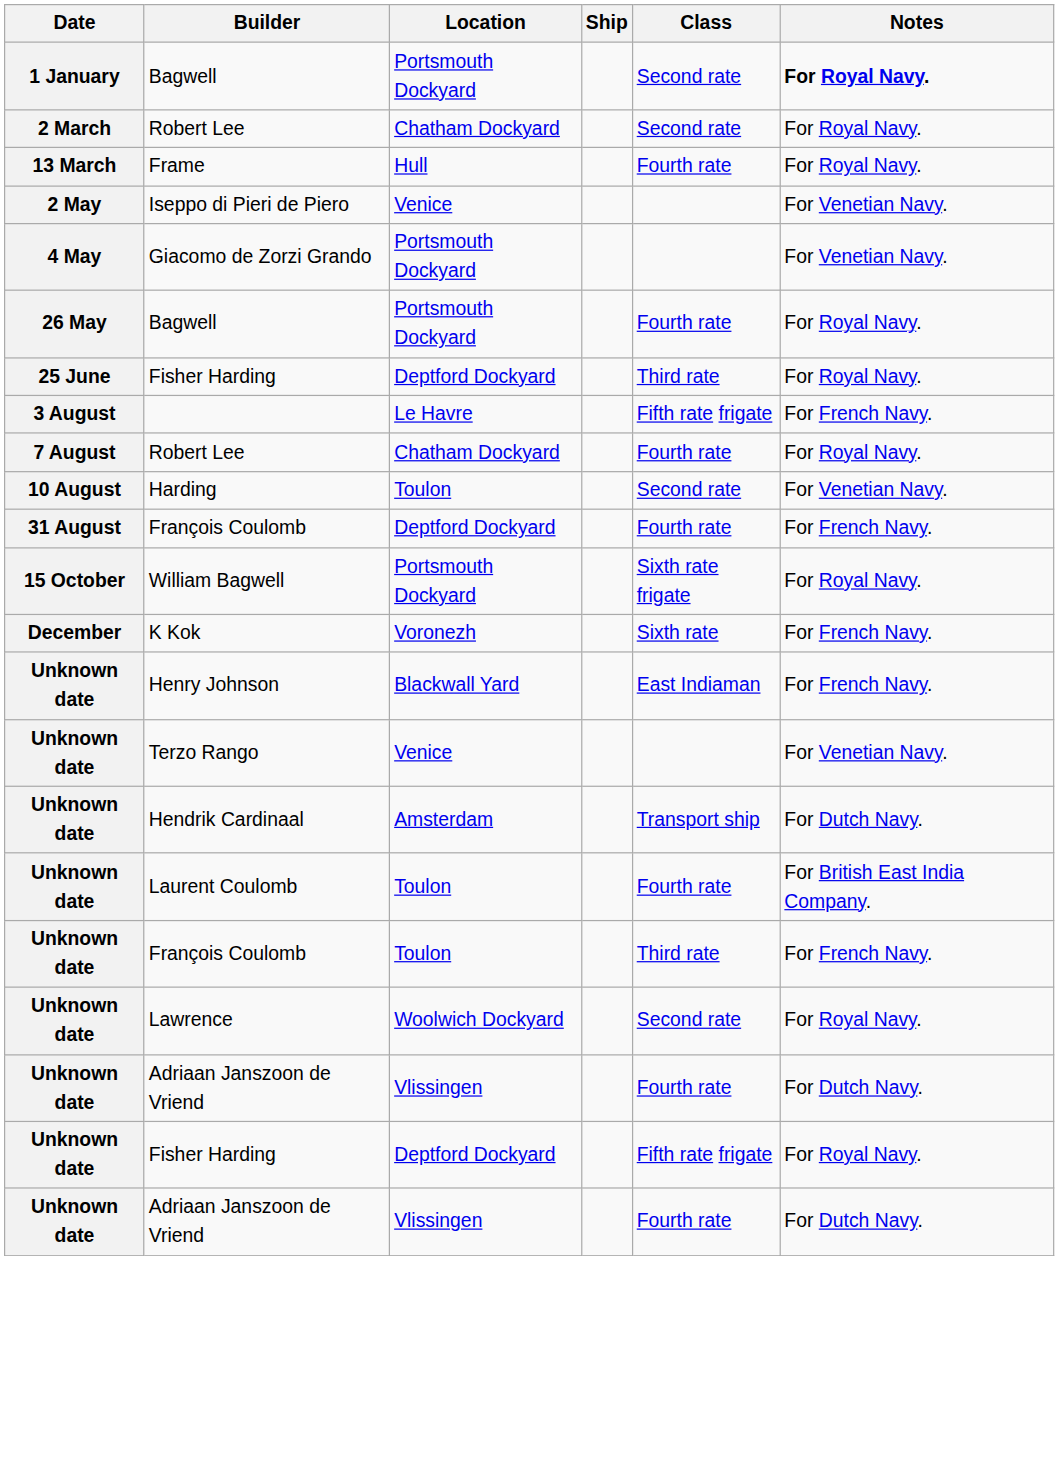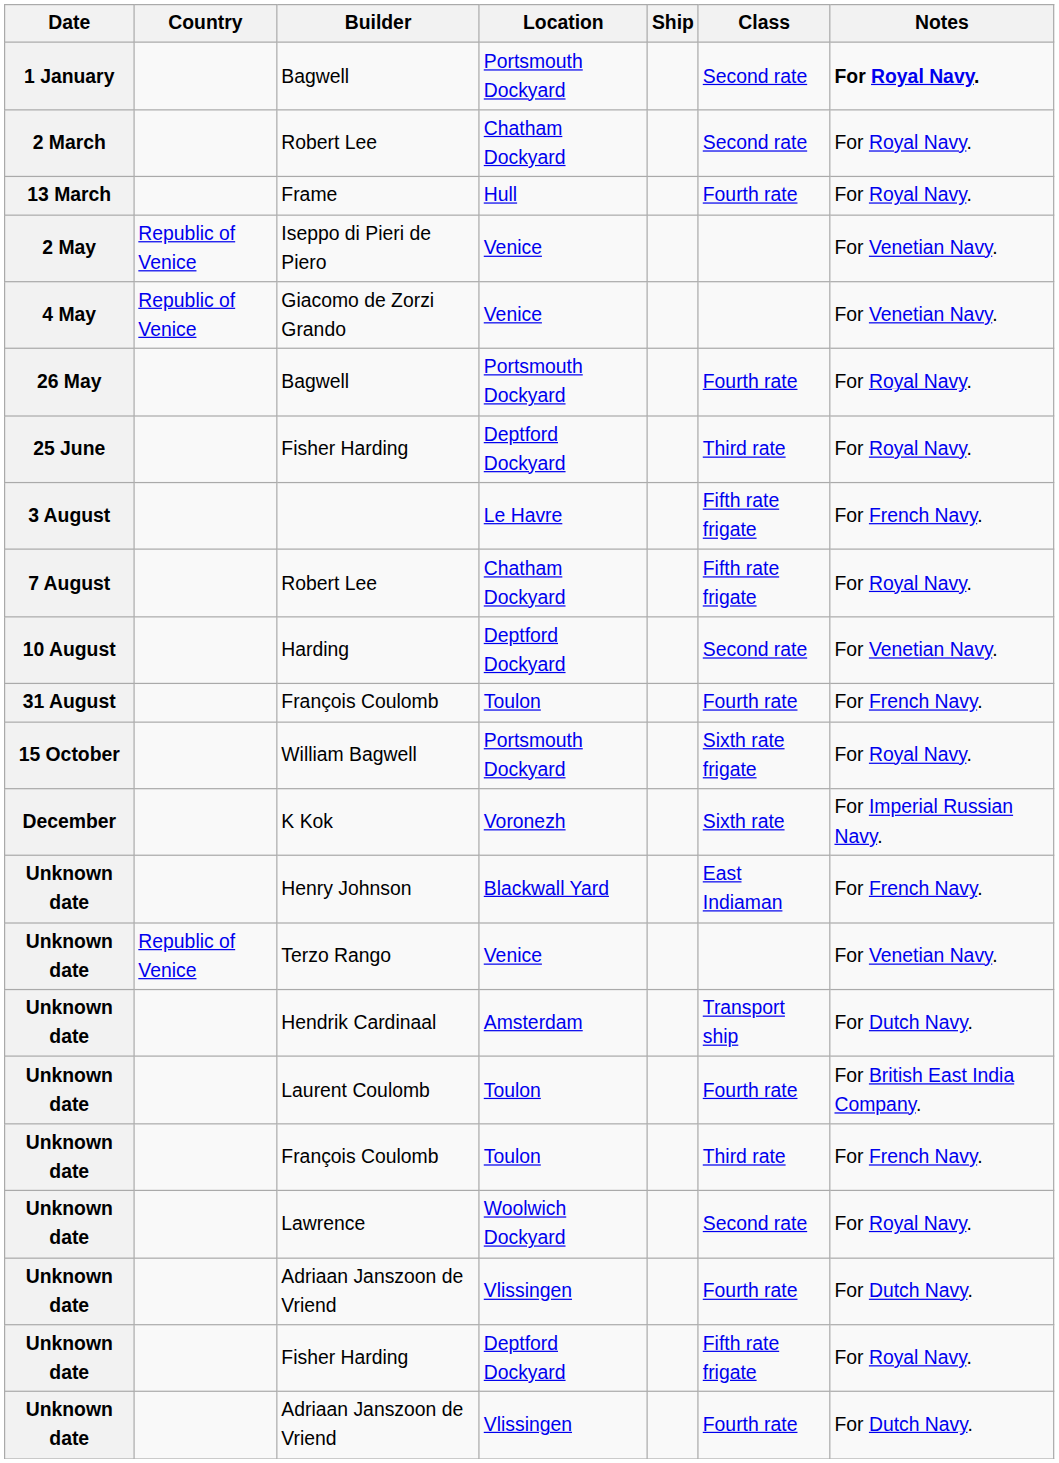+ column: (205, 23)
(444, 256) Portsmouth Dockyard -> (513, 314) Venice
(684, 452) Fourth rate -> (741, 582) Fifth rate frigate
(423, 490) Toulon -> (525, 649) Deptford Dockyard
(475, 528) Deptford Dockyard -> (512, 702) Toulon
(858, 633) For French Navy. -> (924, 821) For Imperial Russian Navy.
